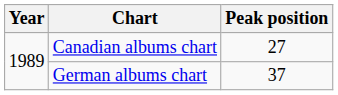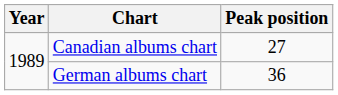(277, 75) 37 -> (277, 75) 36
